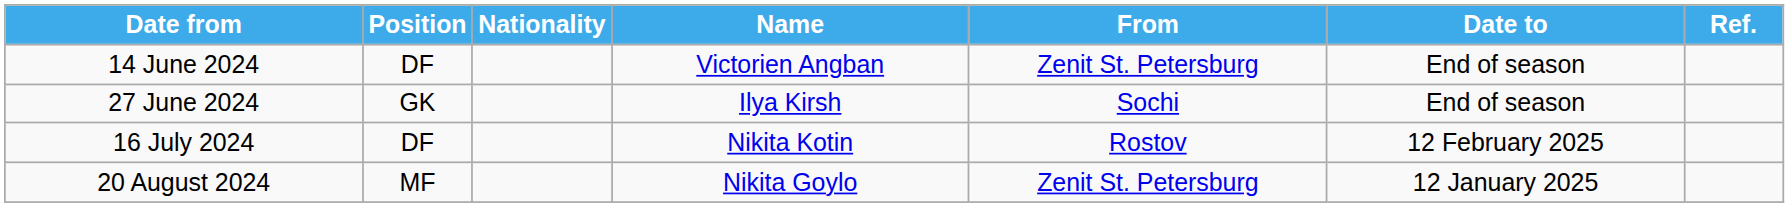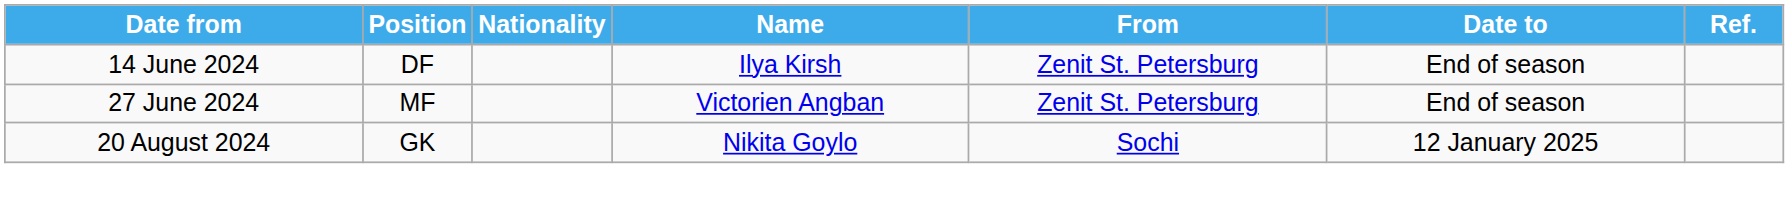(790, 64) Victorien Angban -> (790, 64) Ilya Kirsh
(417, 104) GK -> (417, 104) MF
(790, 104) Ilya Kirsh -> (790, 104) Victorien Angban
(1148, 104) Sochi -> (1148, 104) Zenit St. Petersburg
- row: (184, 143)
(417, 182) MF -> (417, 143) GK
(1148, 182) Zenit St. Petersburg -> (1148, 143) Sochi
